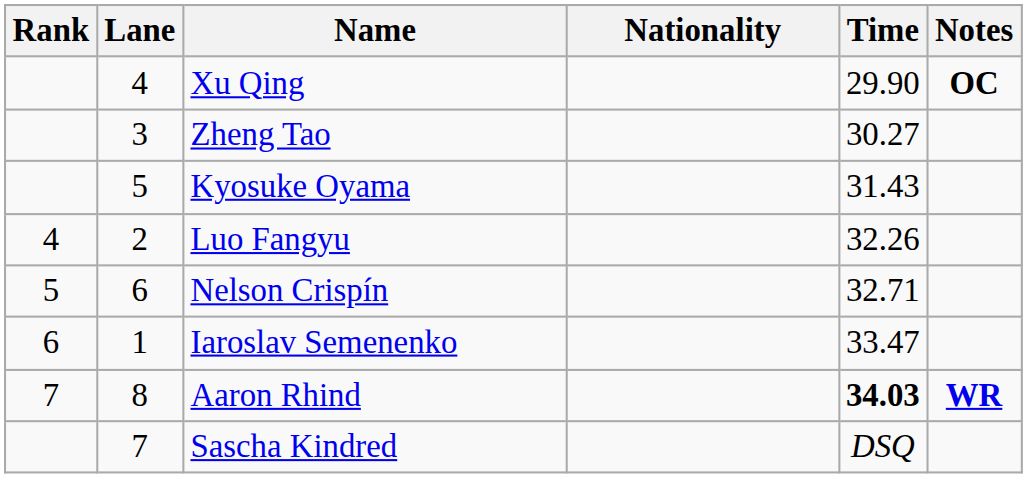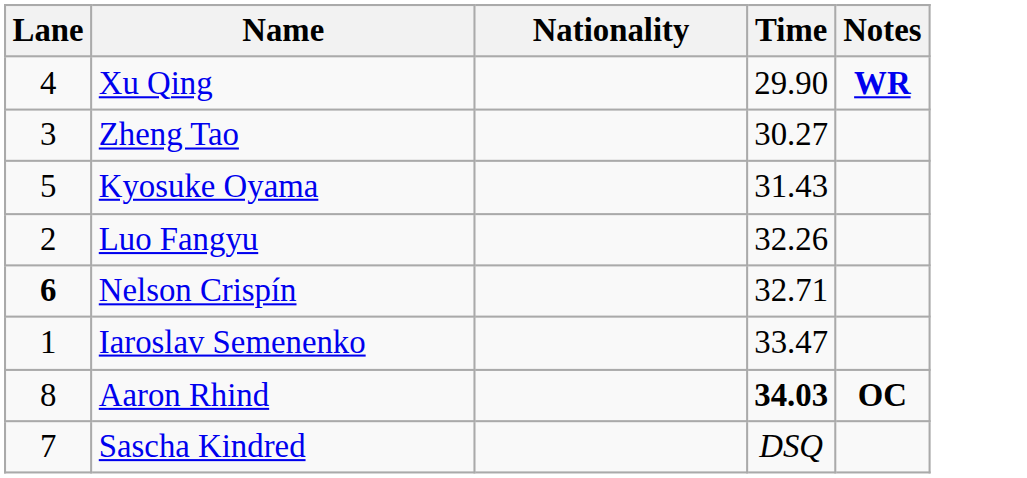- column: (51, 30)
(974, 82) OC -> (882, 82) WR
(140, 290) normal -> (48, 290) bold
(974, 394) WR -> (882, 394) OC
